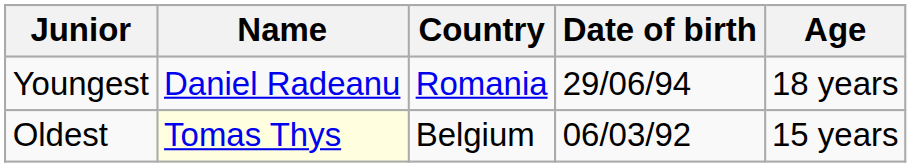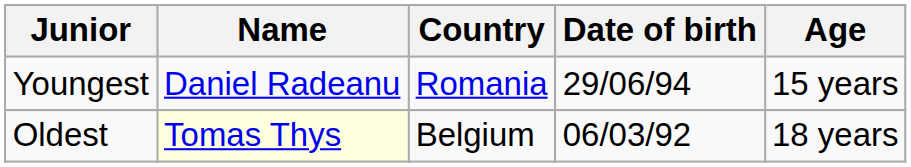(835, 82) 18 years -> (835, 82) 15 years
(835, 135) 15 years -> (835, 135) 18 years
